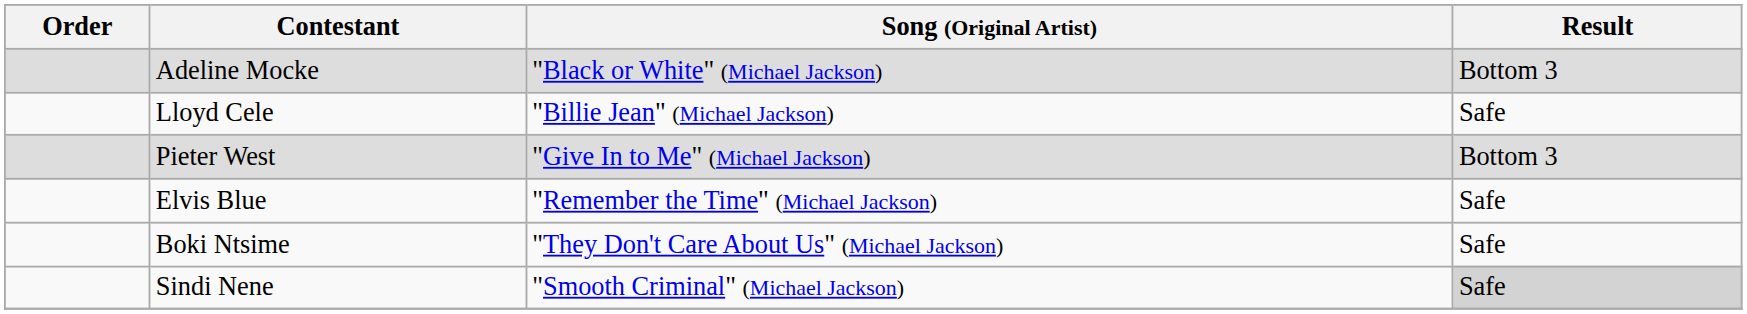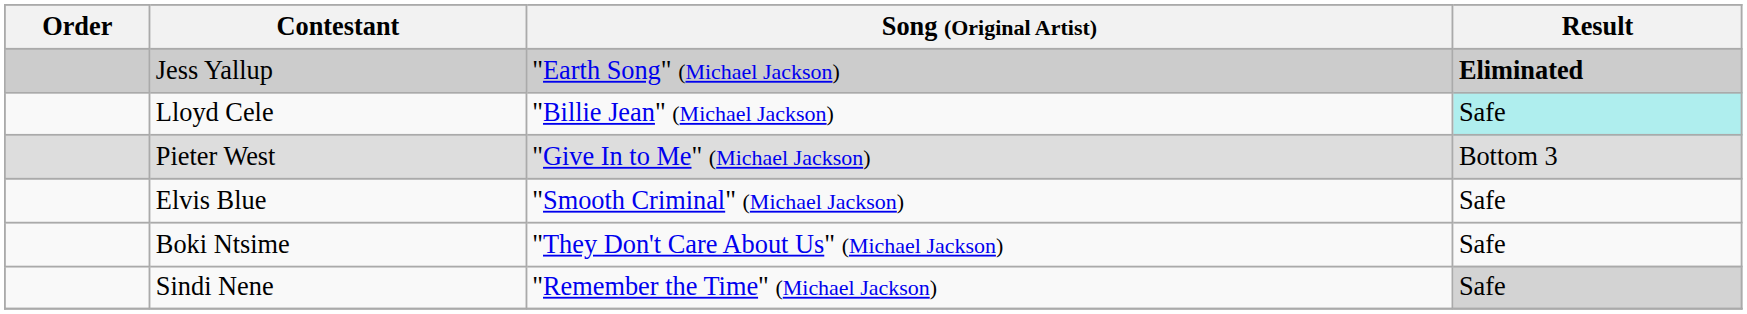- row: (237, 70)
+ row: (214, 70)
(1482, 113) no background -> (1482, 113) paleturquoise background
(735, 200) "Remember the Time" (Michael Jackson) -> (718, 200) "Smooth Criminal" (Michael Jackson)
(718, 287) "Smooth Criminal" (Michael Jackson) -> (735, 287) "Remember the Time" (Michael Jackson)
